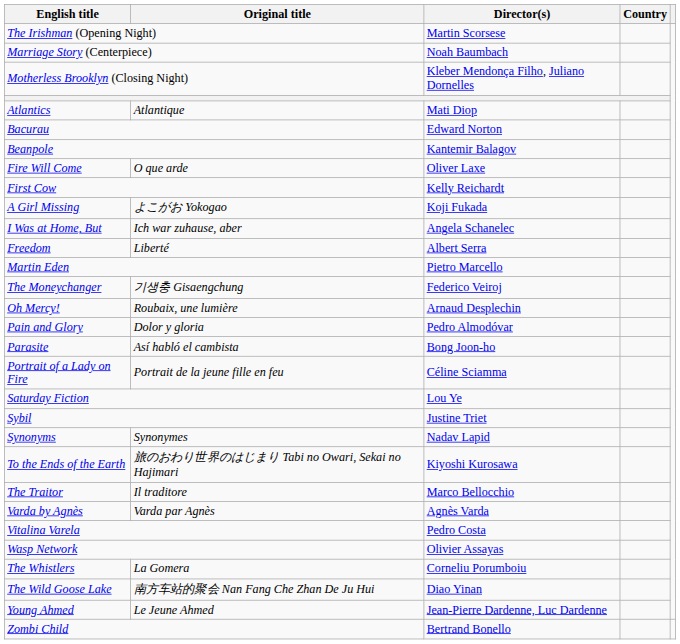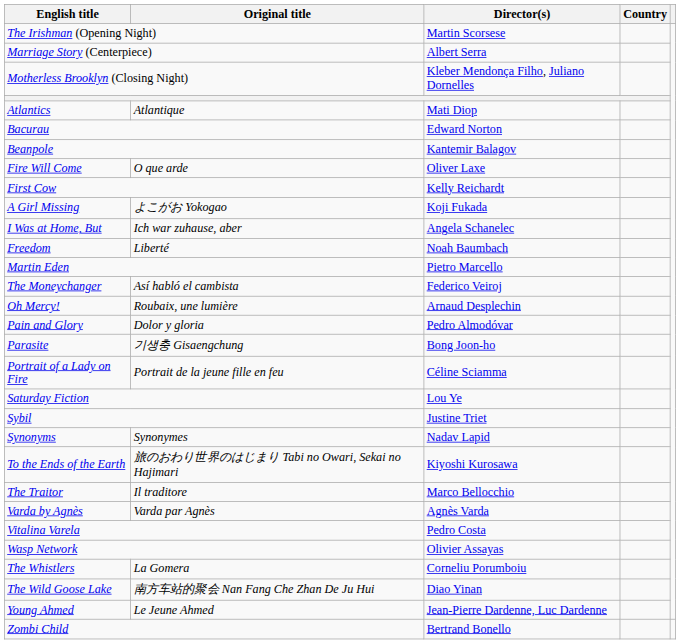(467, 52) Noah Baumbach -> (457, 52) Albert Serra
(457, 247) Albert Serra -> (467, 247) Noah Baumbach
(189, 287) 기생충 Gisaengchung -> (186, 286) Así habló el cambista
(186, 346) Así habló el cambista -> (189, 345) 기생충 Gisaengchung
